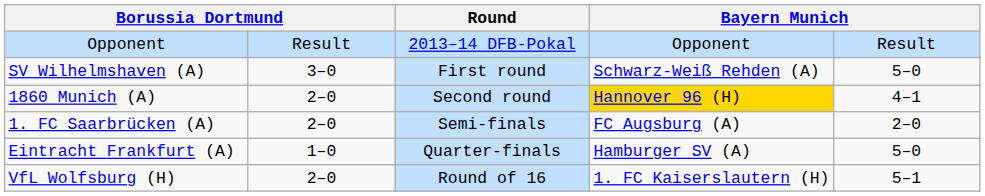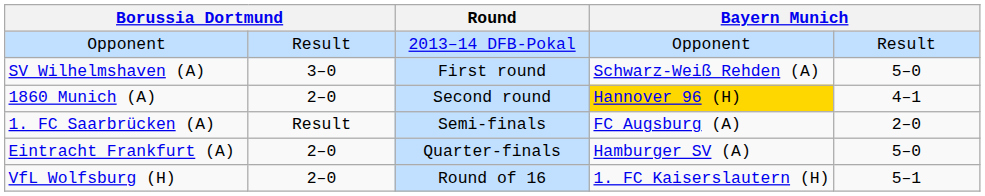(321, 125) 2–0 -> (321, 125) Result
(321, 151) 1–0 -> (321, 151) 2–0
